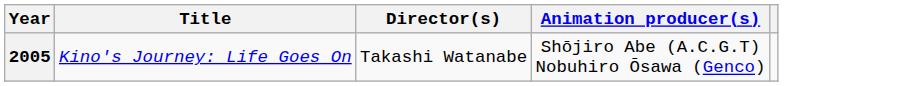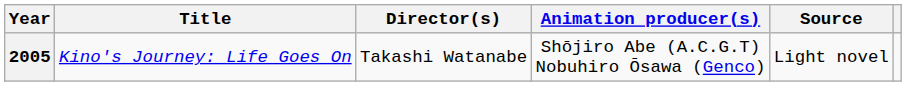+ column: (831, 19)
